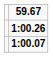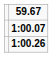rows swapped: (28, 44) <-> (28, 28)
